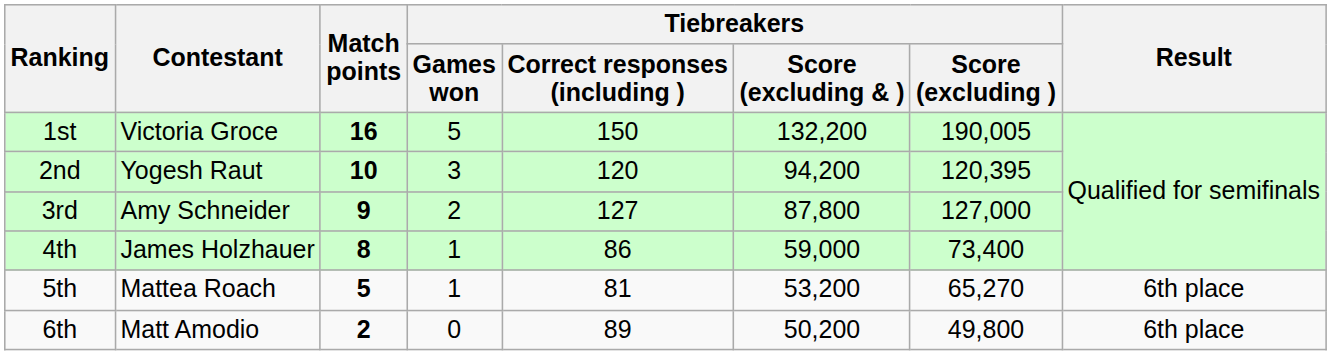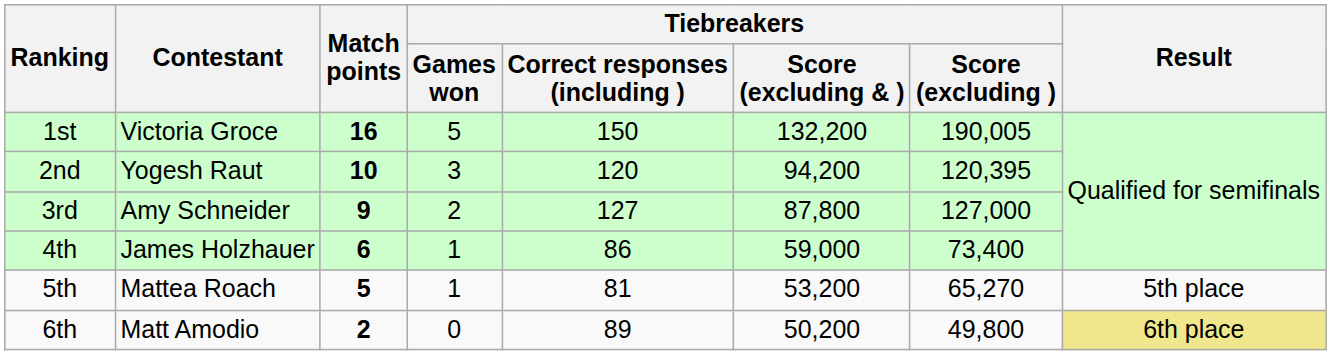(364, 250) 8 -> (364, 250) 6
(1194, 289) 6th place -> (1194, 289) 5th place
(1194, 329) no background -> (1194, 329) khaki background
